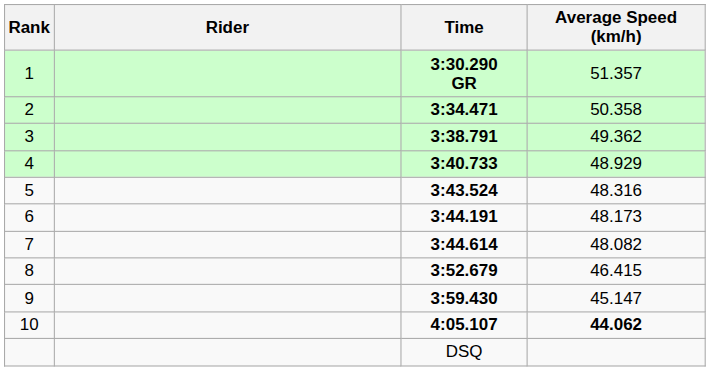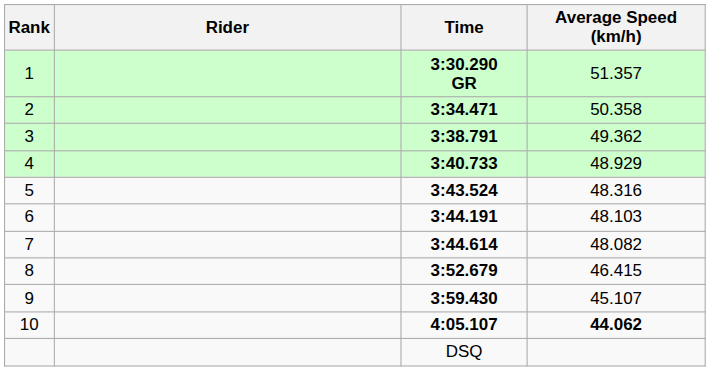(616, 217) 48.173 -> (616, 217) 48.103
(616, 298) 45.147 -> (616, 298) 45.107
